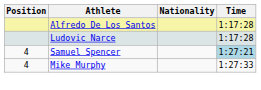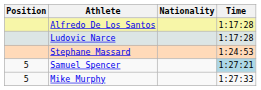+ row: (90, 52)
(26, 52) 4 -> (26, 65) 5
(26, 65) 4 -> (26, 79) 5
